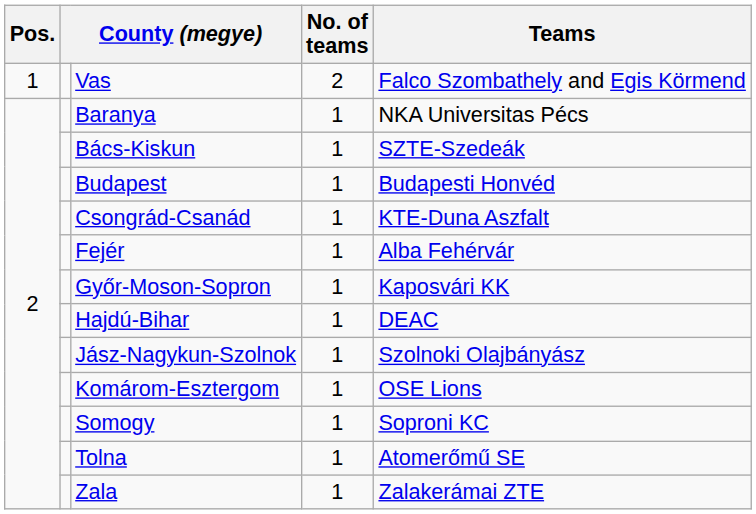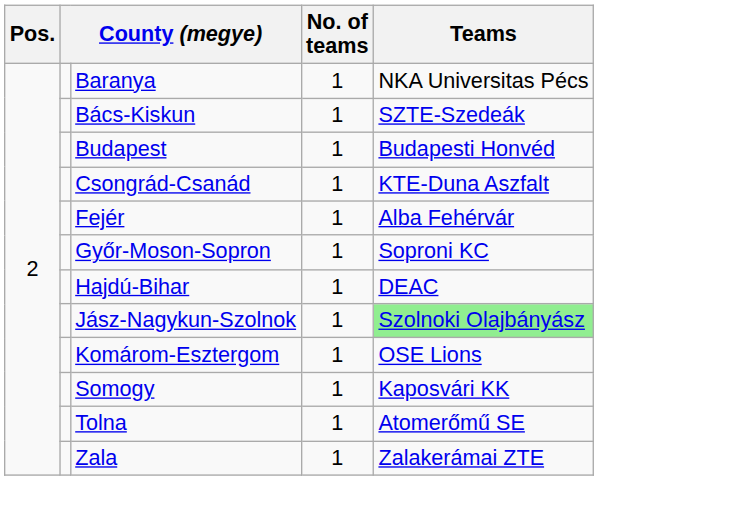- row: (93, 80)
(444, 286) Kaposvári KK -> (434, 252) Soproni KC
(482, 354) no background -> (482, 320) lightgreen background
(434, 423) Soproni KC -> (444, 389) Kaposvári KK
